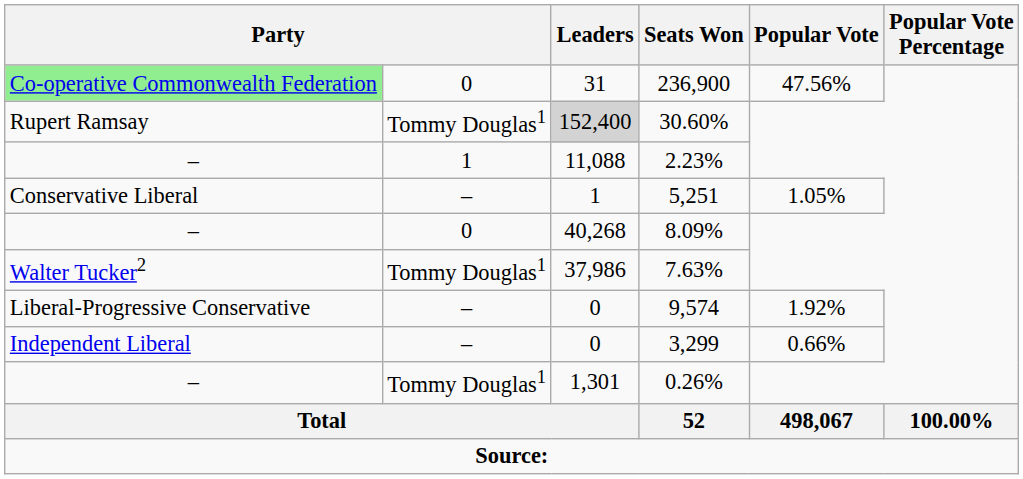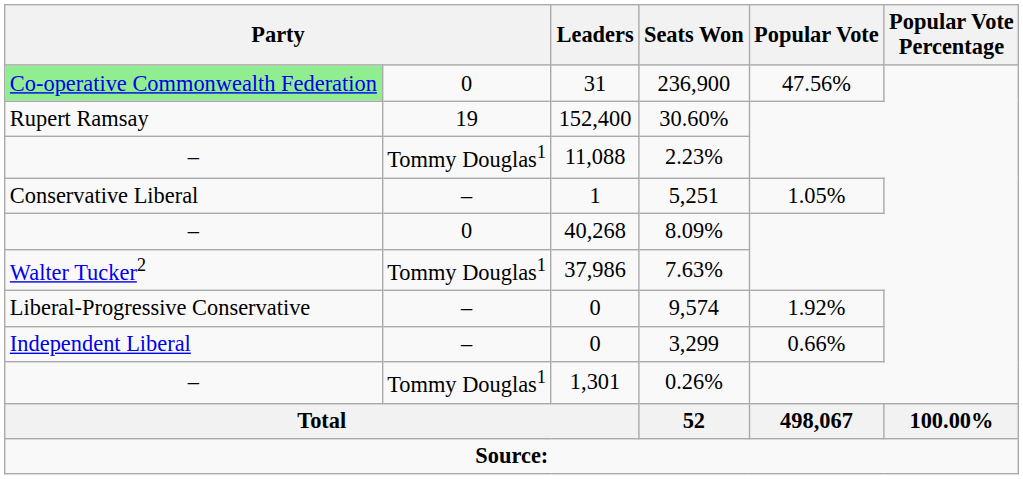(467, 121) Tommy Douglas1 -> (467, 118) 19
(595, 121) lightgrey background -> (595, 118) no background
(467, 160) 1 -> (467, 157) Tommy Douglas1
